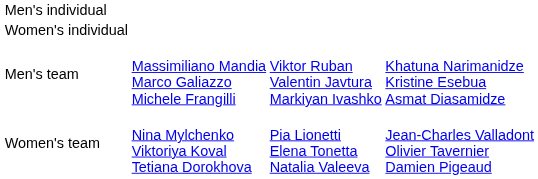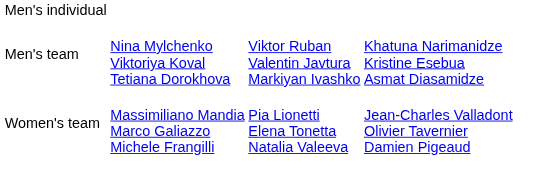- row: (66, 30)
(199, 82) Massimiliano Mandia Marco Galiazzo Michele Frangilli -> (170, 63) Nina Mylchenko Viktoriya Koval Tetiana Dorokhova
(192, 151) Nina Mylchenko Viktoriya Koval Tetiana Dorokhova -> (178, 131) Massimiliano Mandia Marco Galiazzo Michele Frangilli
